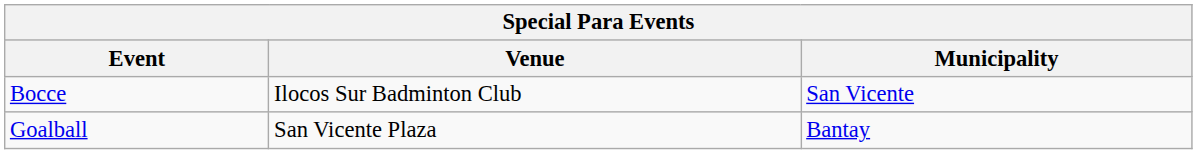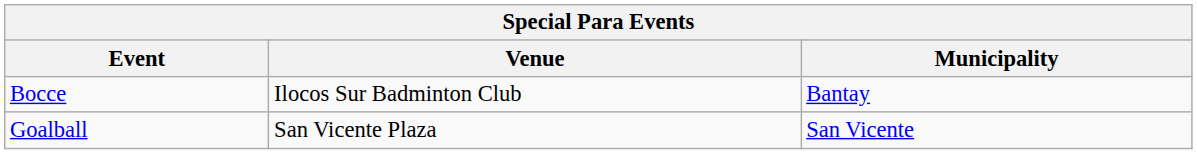(860, 93) San Vicente -> (838, 93) Bantay
(838, 129) Bantay -> (860, 129) San Vicente
